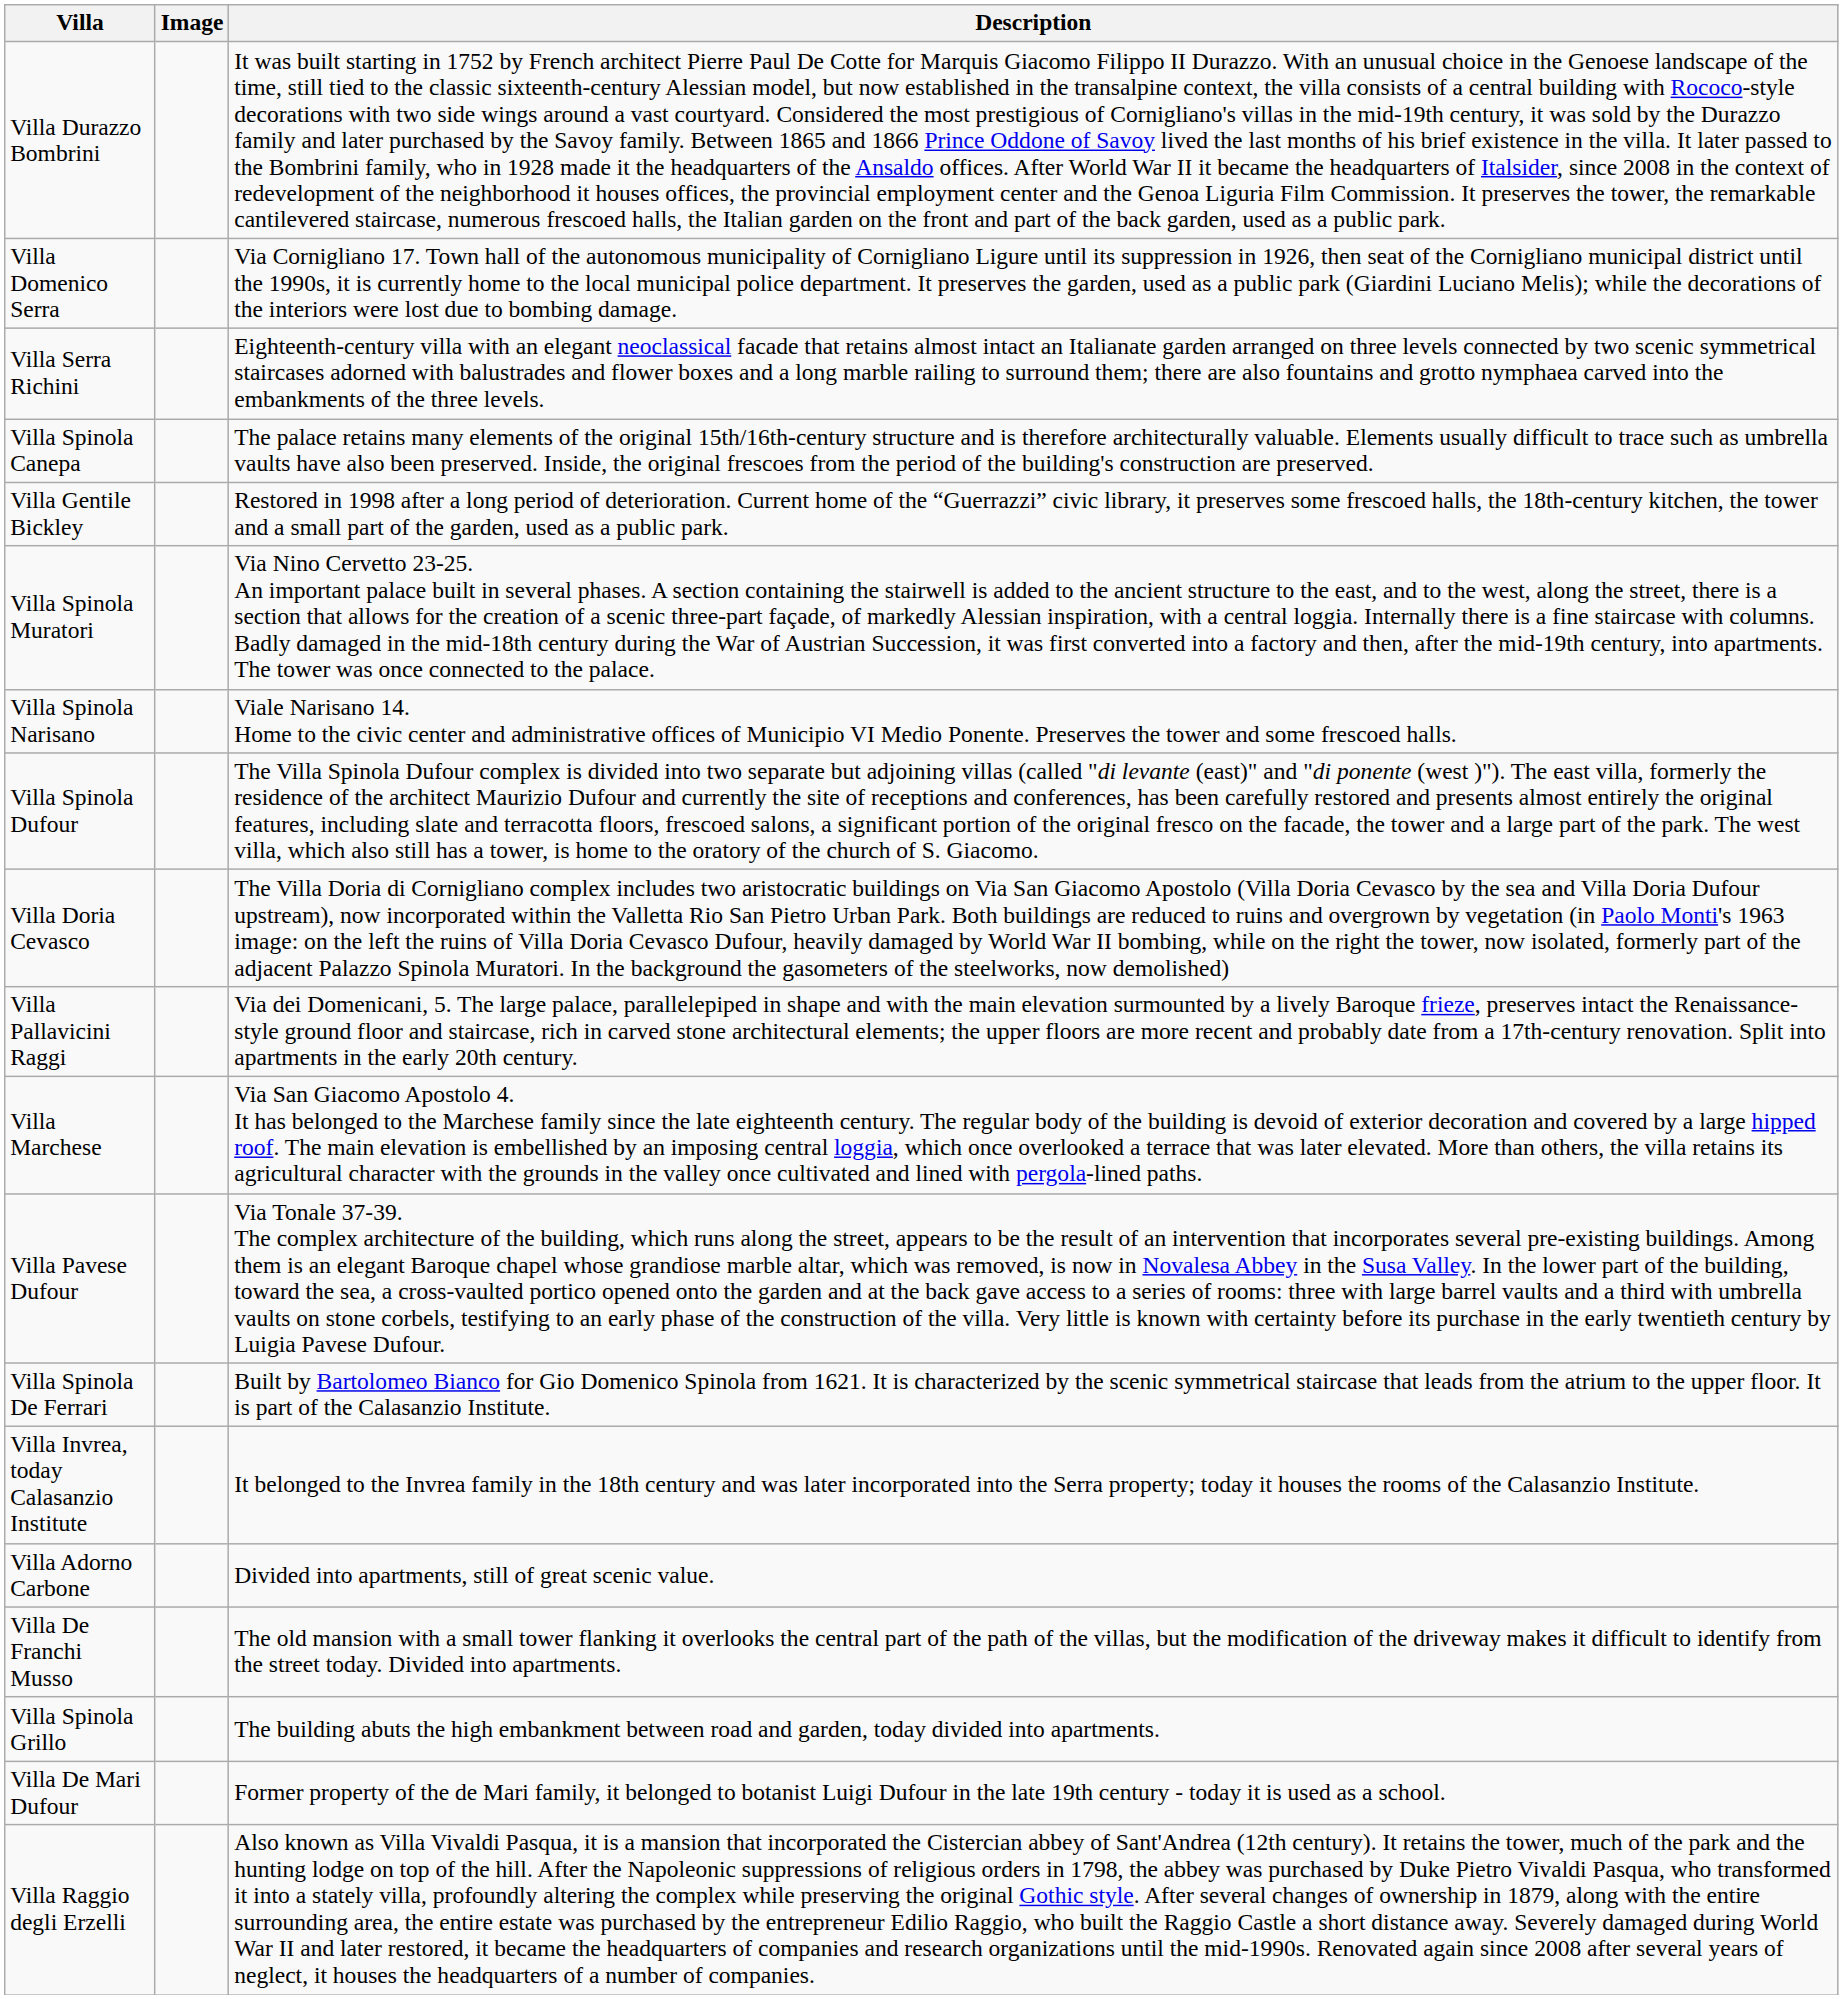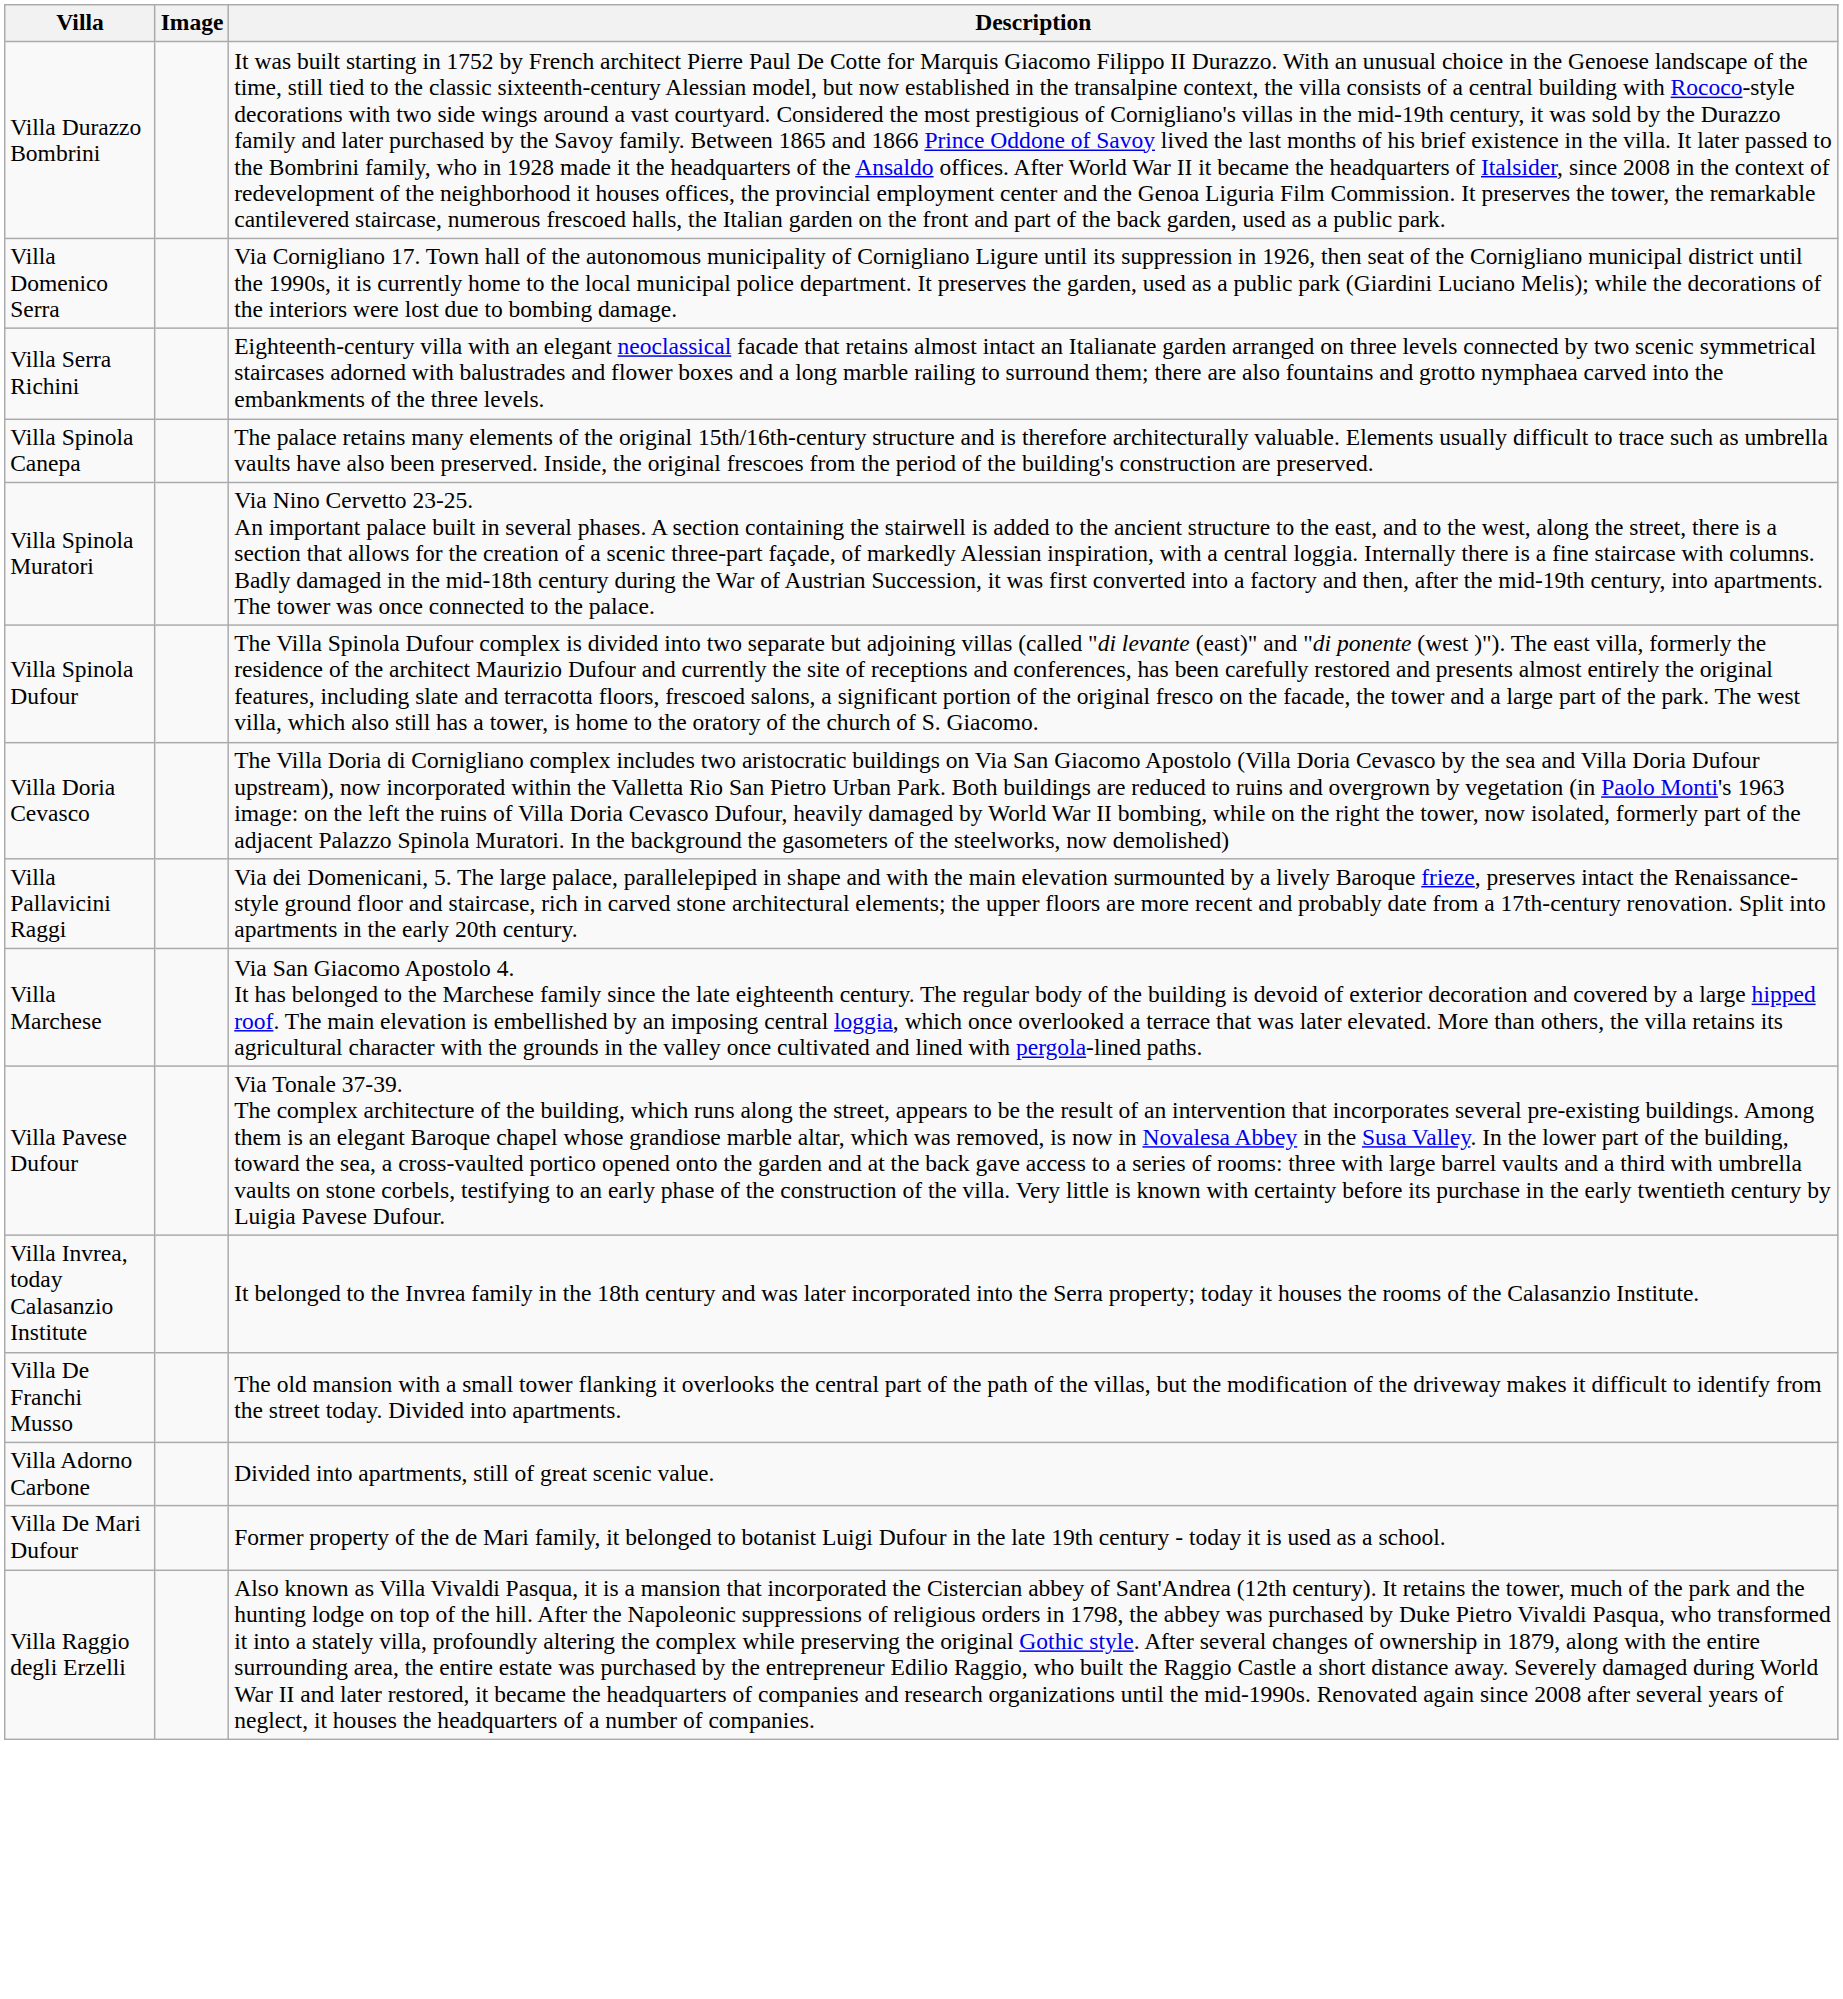- row: (71, 513)
- row: (72, 720)
- row: (72, 1394)
rows swapped: (50, 1651) <-> (71, 1574)
- row: (72, 1728)
